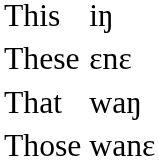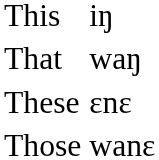rows swapped: (42, 58) <-> (33, 102)
